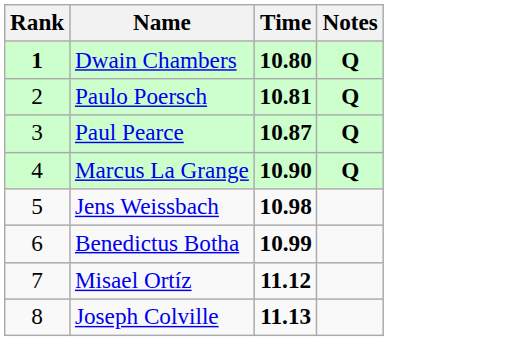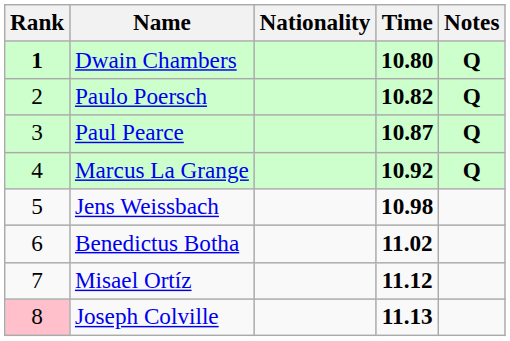+ column: (315, 22)
(286, 96) 10.81 -> (407, 96) 10.82
(286, 170) 10.90 -> (407, 170) 10.92
(286, 243) 10.99 -> (407, 243) 11.02
(37, 317) no background -> (37, 317) pink background
